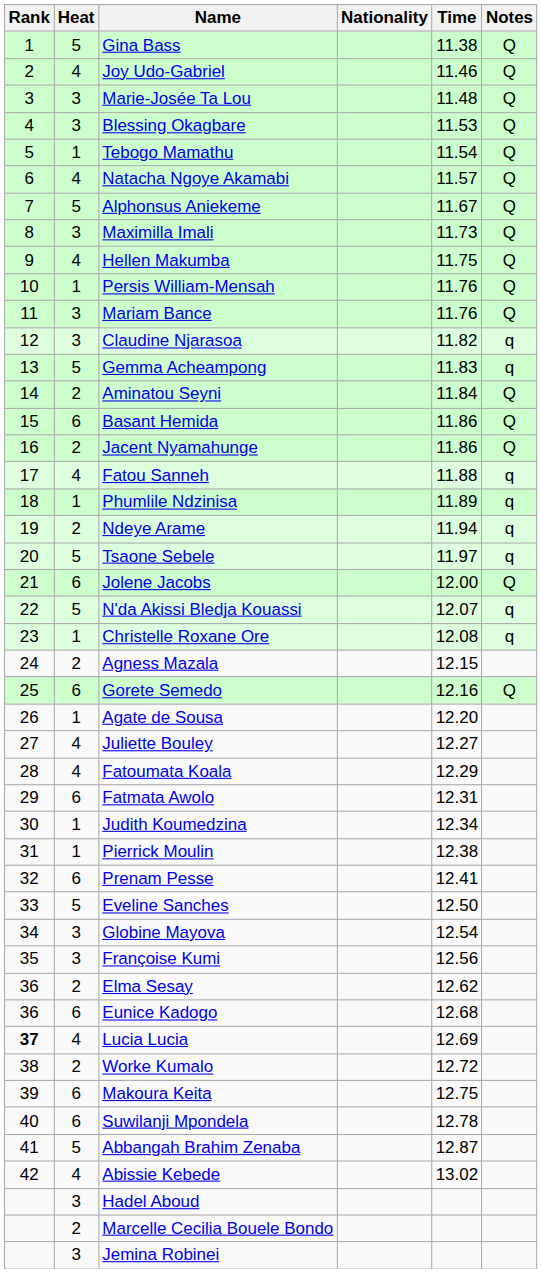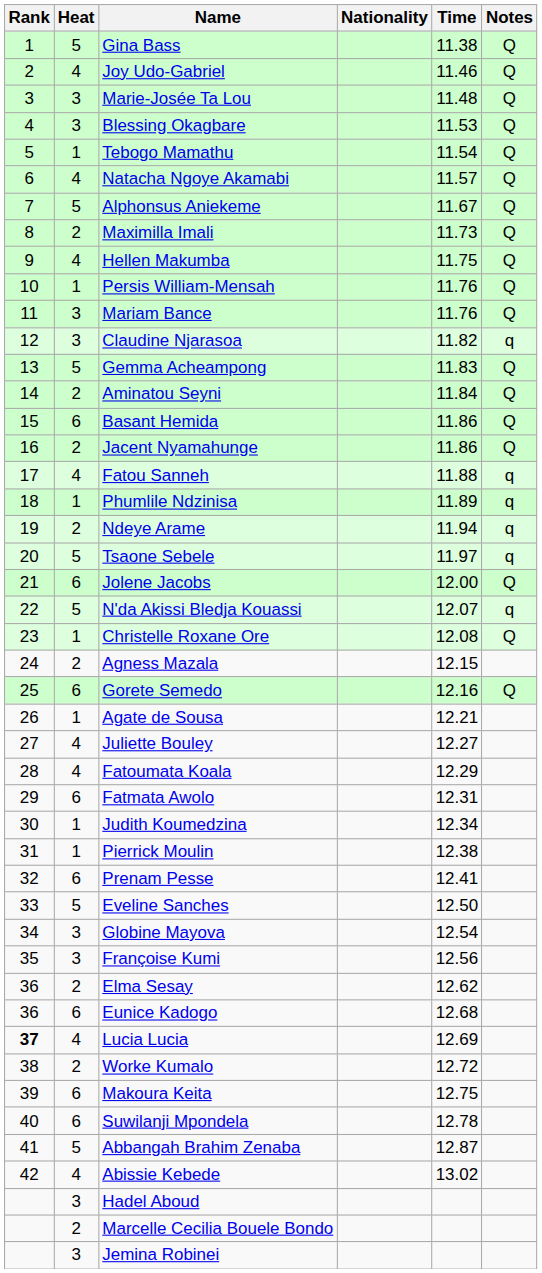(76, 233) 3 -> (76, 233) 2
(509, 367) q -> (509, 367) Q
(509, 636) q -> (509, 636) Q
(457, 717) 12.20 -> (457, 717) 12.21
